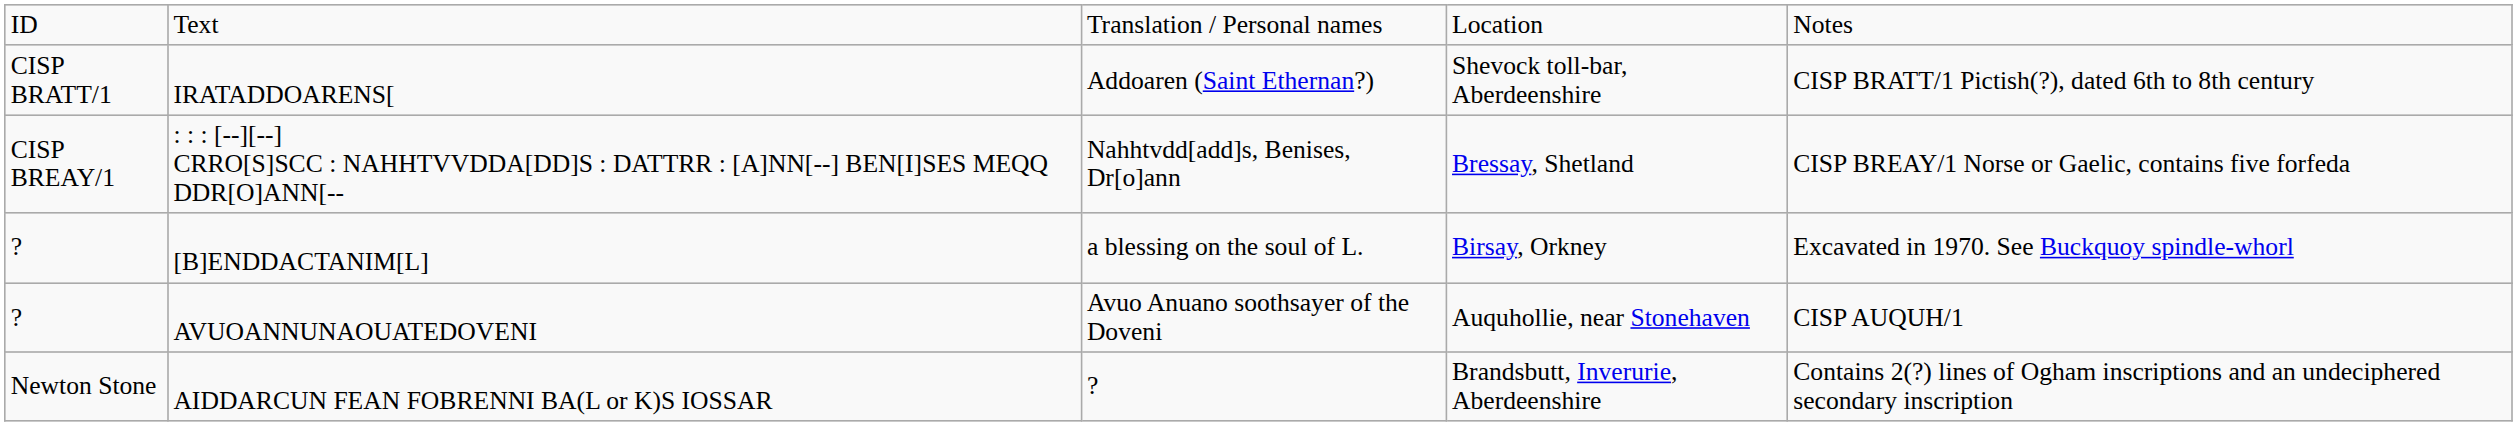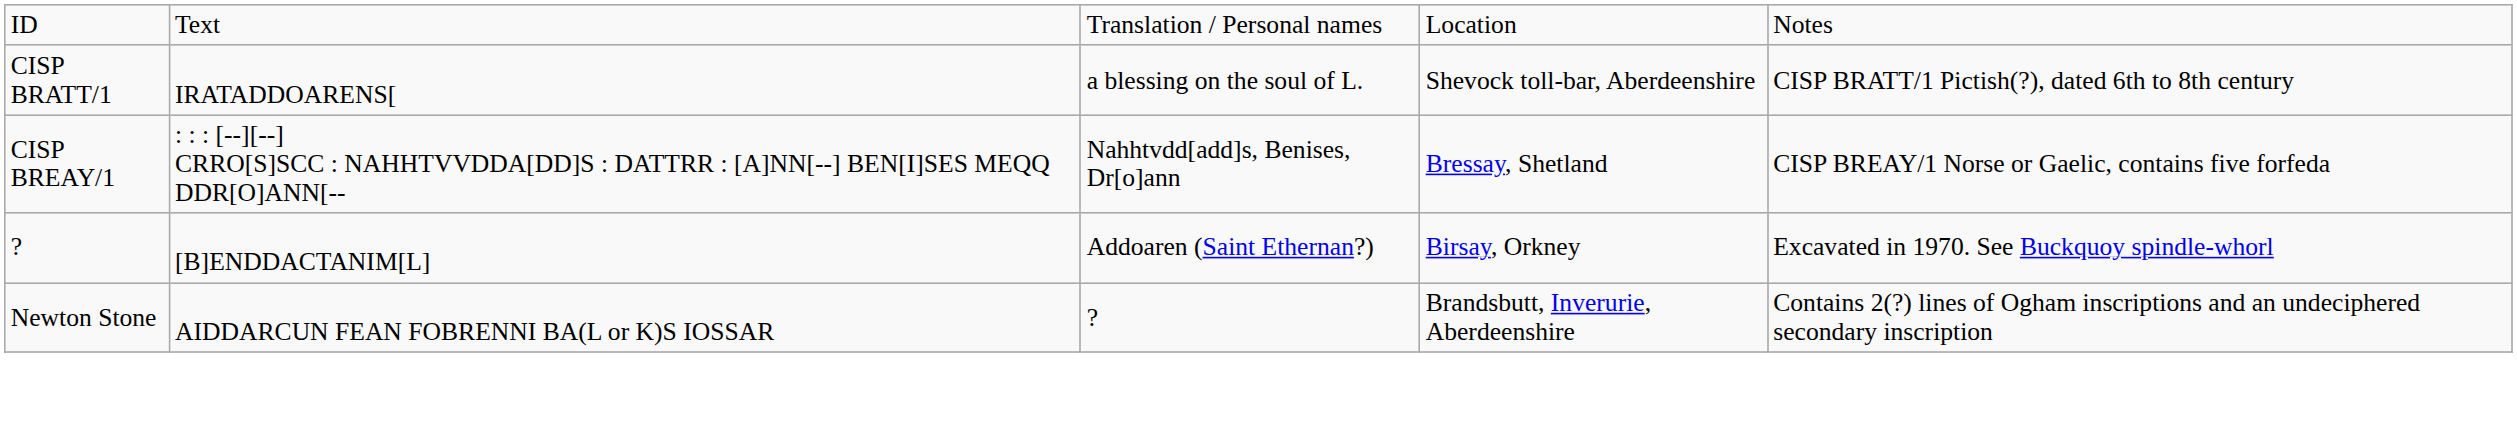(1230, 79) Addoaren (Saint Ethernan?) -> (1225, 79) a blessing on the soul of L.
(1225, 247) a blessing on the soul of L. -> (1230, 247) Addoaren (Saint Ethernan?)
- row: (355, 331)
